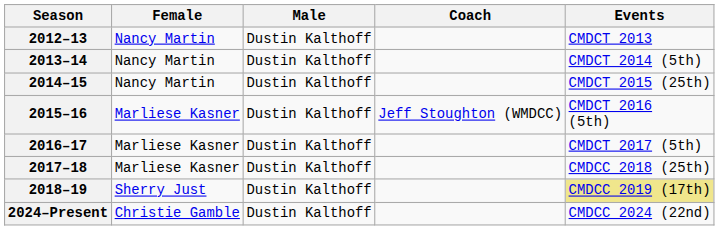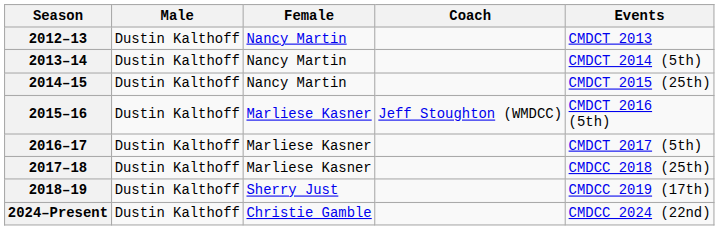columns swapped: (177, 16) <-> (309, 16)
(640, 191) khaki background -> (640, 191) no background
